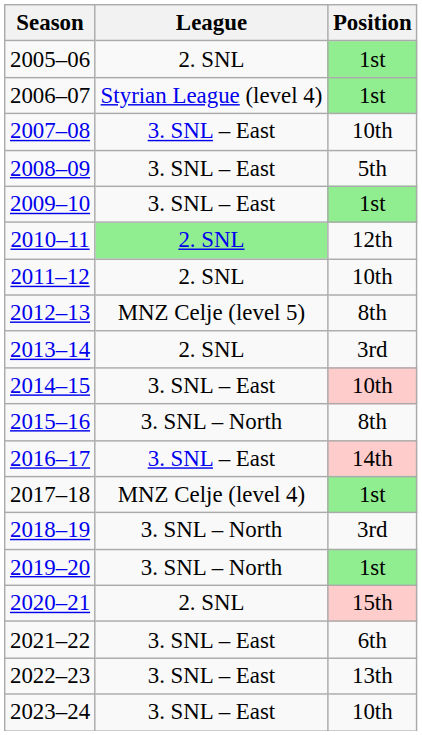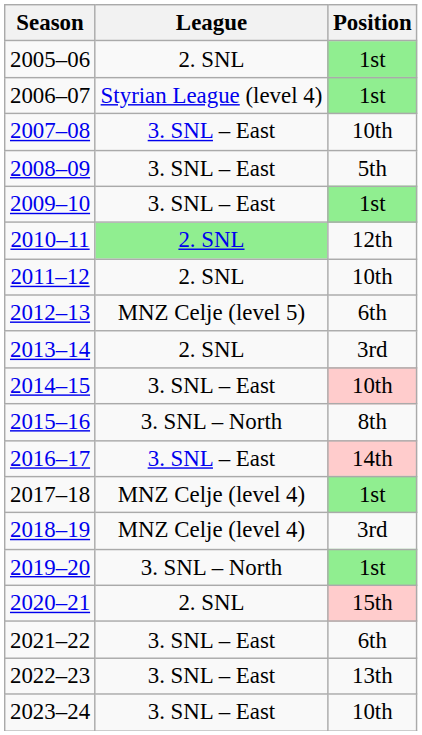(372, 312) 8th -> (372, 312) 6th
(211, 530) 3. SNL – North -> (211, 530) MNZ Celje (level 4)
